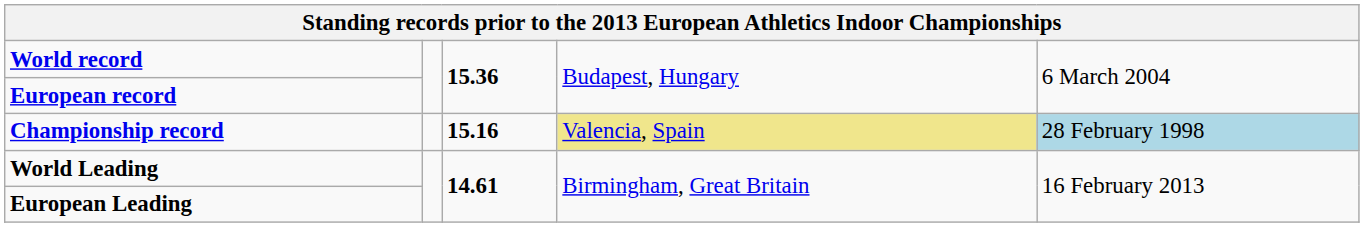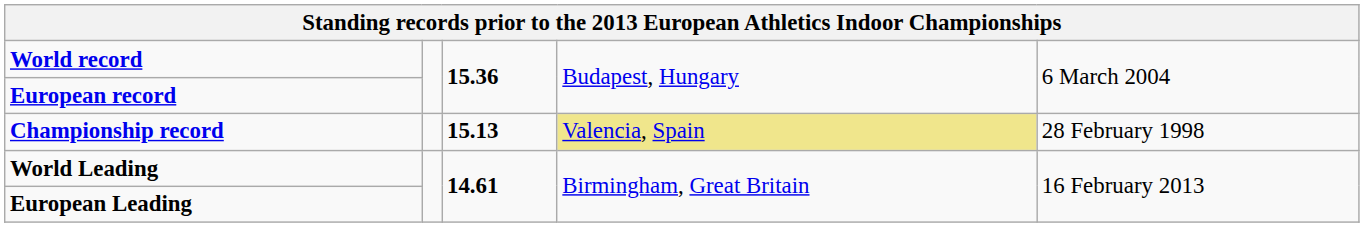(473, 131) 15.16 -> (473, 131) 15.13
(1123, 131) lightblue background -> (1123, 131) no background
